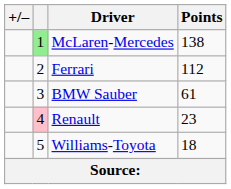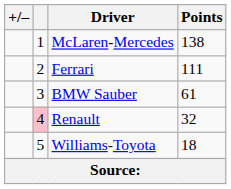(40, 42) lightgreen background -> (40, 42) no background
(192, 68) 112 -> (192, 68) 111
(189, 119) 23 -> (189, 119) 32
